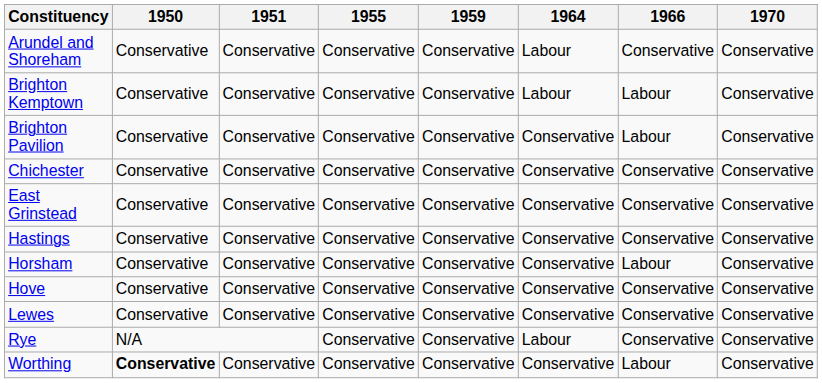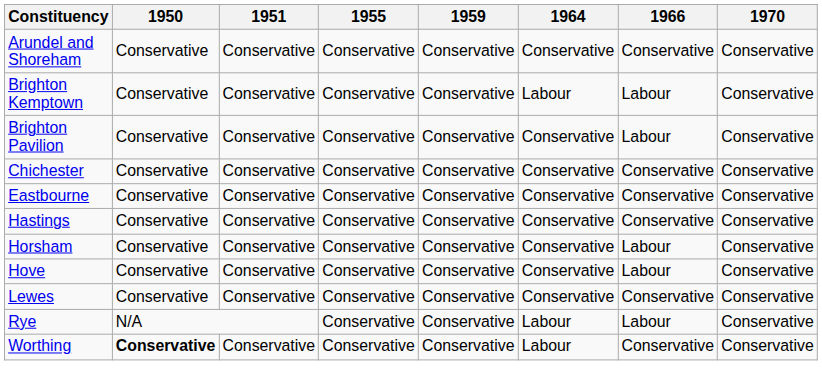(546, 51) Labour -> (568, 51) Conservative
+ row: (49, 196)
- row: (42, 205)
(668, 289) Conservative -> (646, 271) Labour
(668, 339) Conservative -> (646, 321) Labour
(568, 364) Conservative -> (546, 346) Labour
(646, 364) Labour -> (668, 346) Conservative
